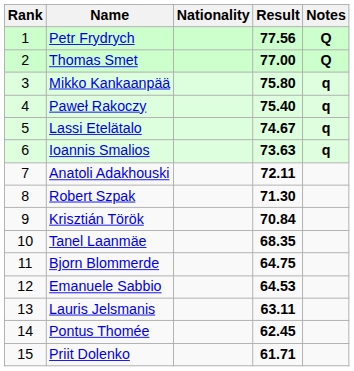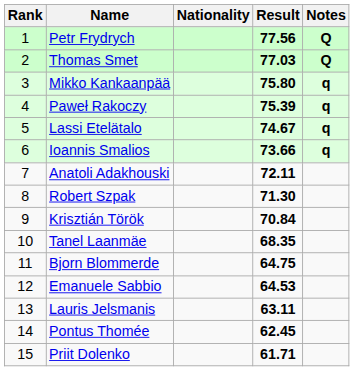(278, 60) 77.00 -> (278, 60) 77.03
(278, 106) 75.40 -> (278, 106) 75.39
(278, 151) 73.63 -> (278, 151) 73.66
